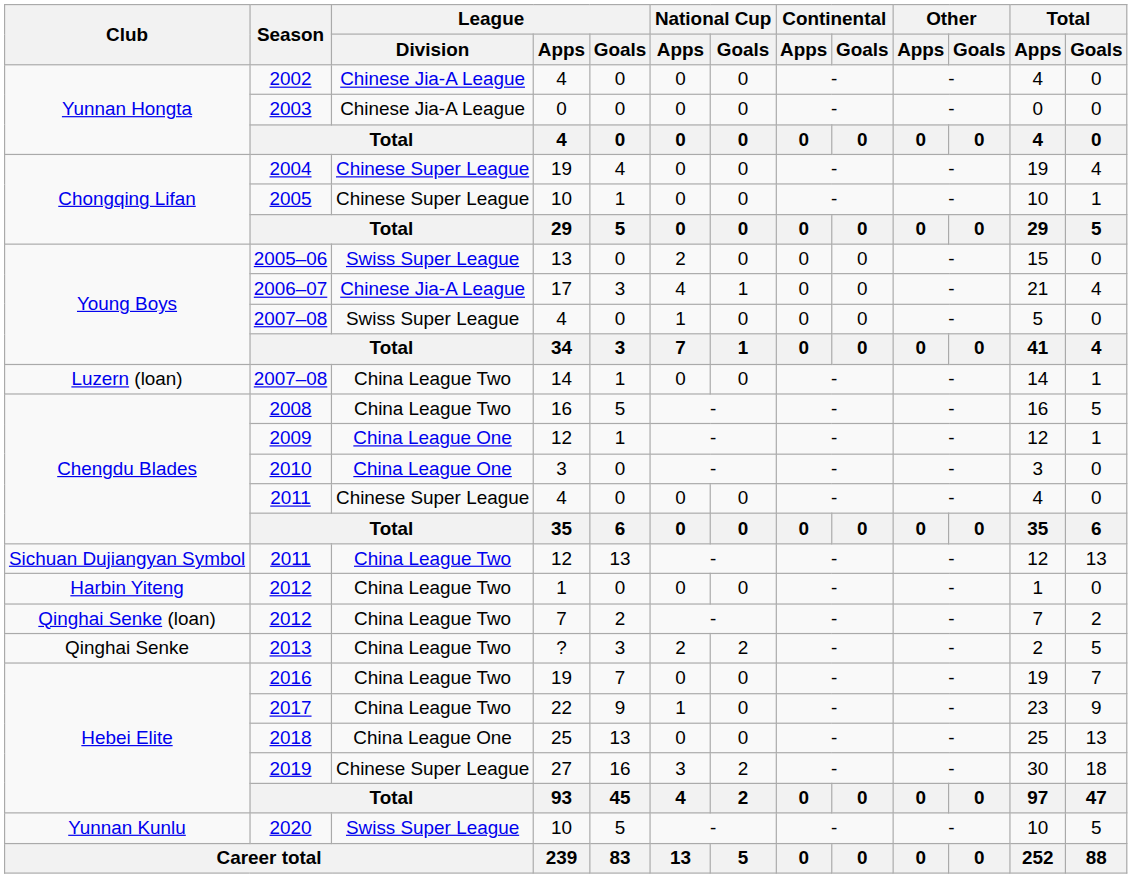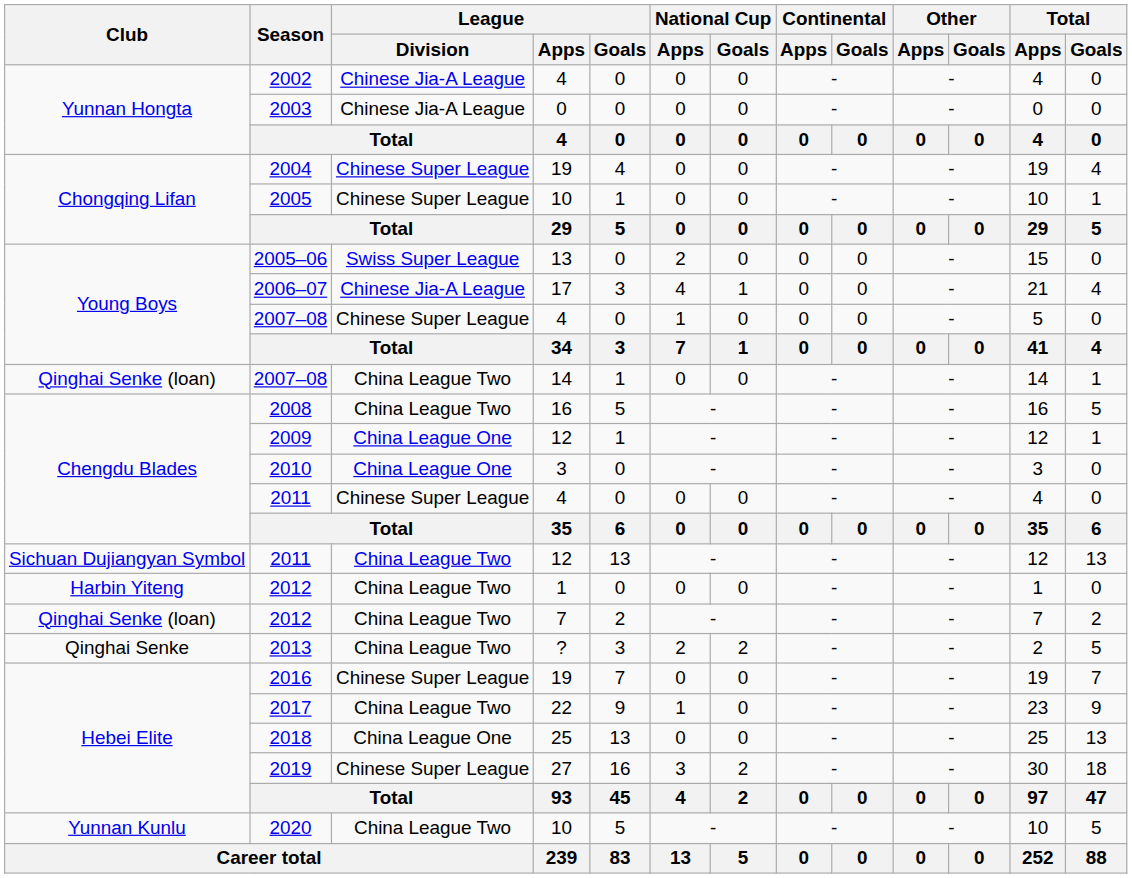(433, 318) Swiss Super League -> (433, 318) Chinese Super League
(127, 378) Luzern (loan) -> (127, 378) Qinghai Senke (loan)
(433, 678) China League Two -> (433, 678) Chinese Super League
(433, 827) Swiss Super League -> (433, 827) China League Two
